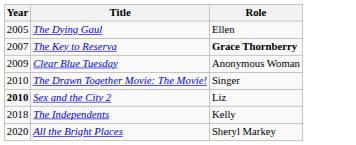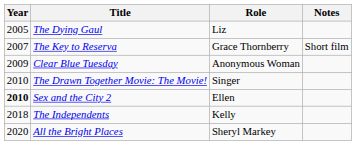+ column: (327, 13)
(223, 30) Ellen -> (219, 30) Liz
(255, 47) bold -> (250, 47) normal
(219, 98) Liz -> (223, 98) Ellen
